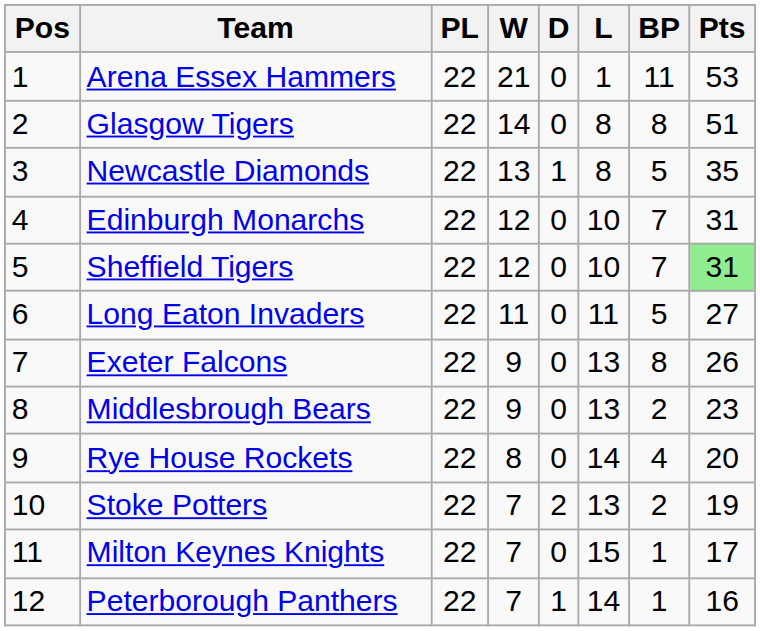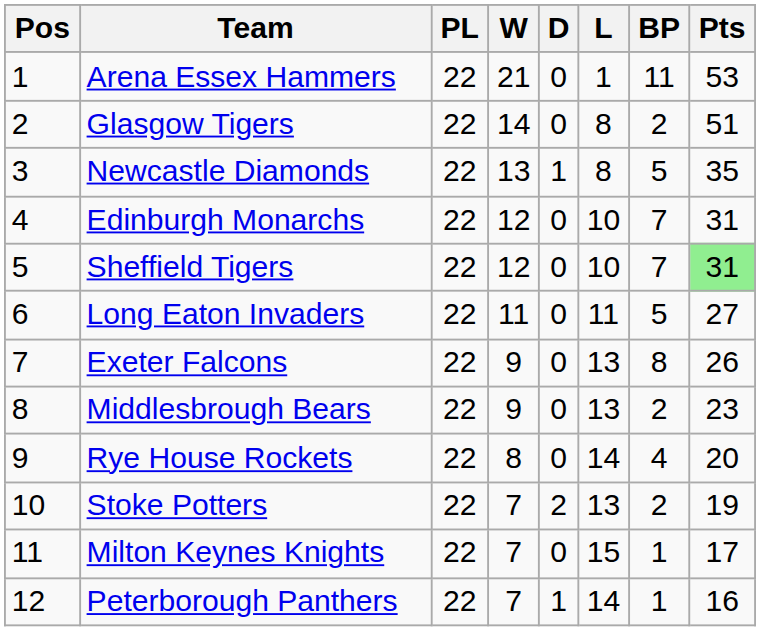(659, 123) 8 -> (659, 123) 2
